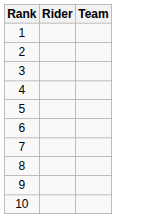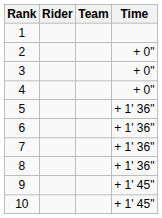+ column: (134, 14)
